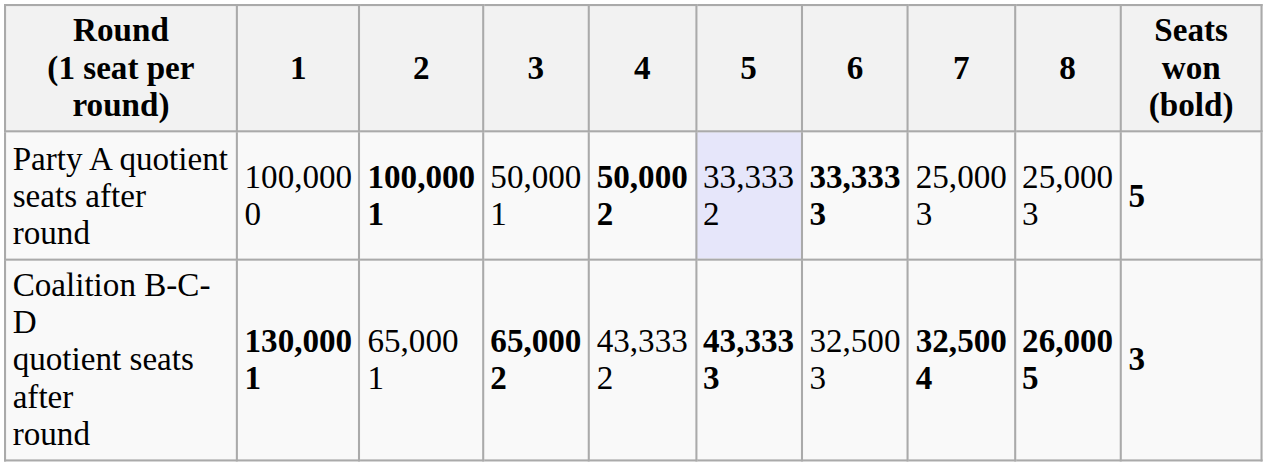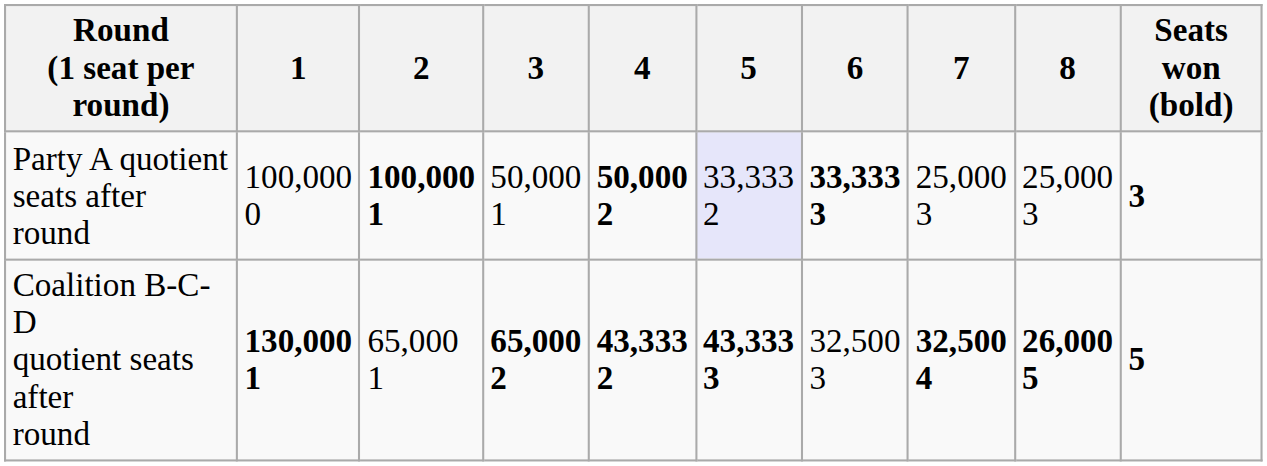(1137, 195) 5 -> (1137, 195) 3
(642, 359) normal -> (642, 359) bold
(1137, 359) 3 -> (1137, 359) 5
